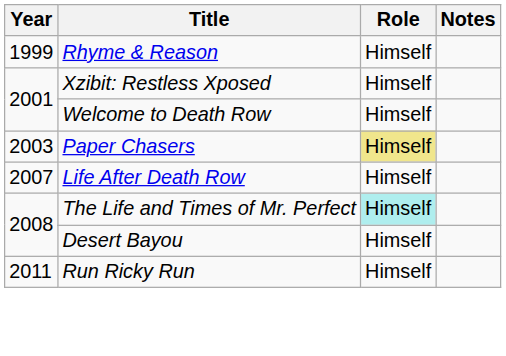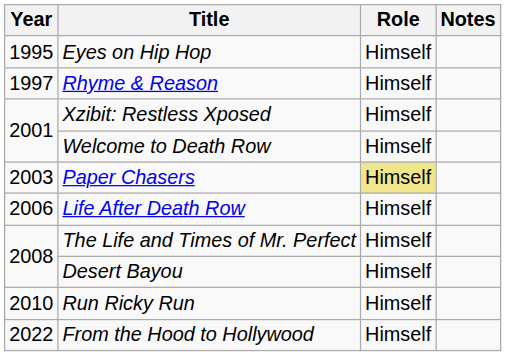+ row: (137, 51)
(31, 51) 1999 -> (31, 83) 1997
(31, 177) 2007 -> (31, 209) 2006
(398, 209) paleturquoise background -> (398, 240) no background
(31, 271) 2011 -> (31, 303) 2010
+ row: (188, 334)
